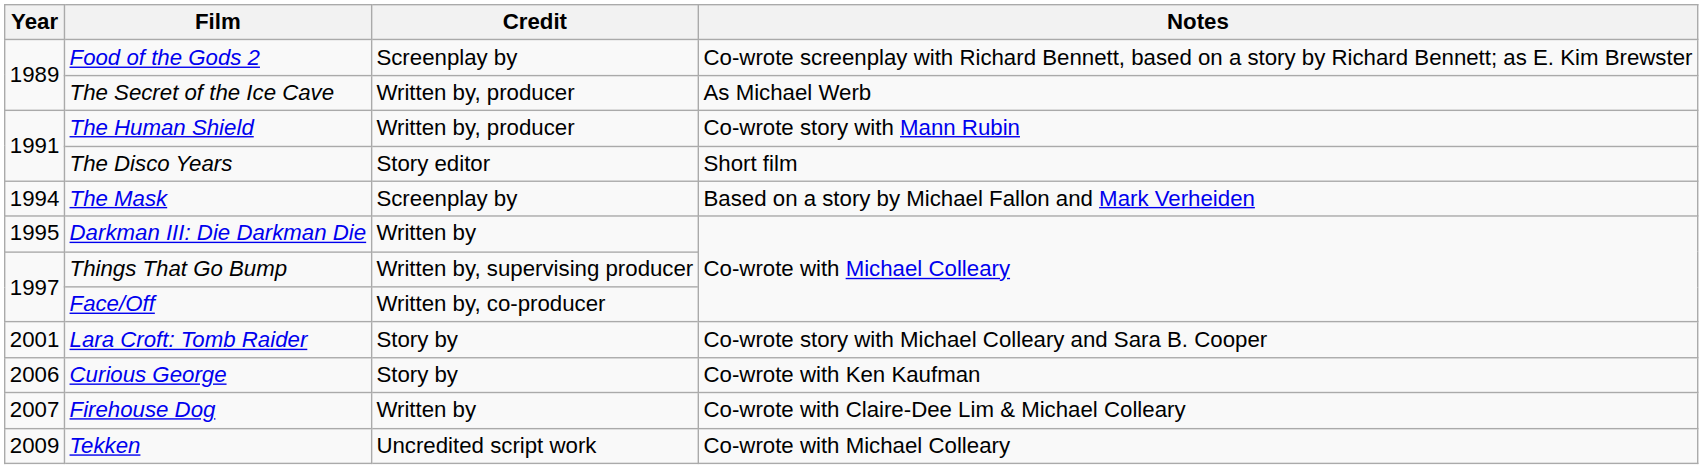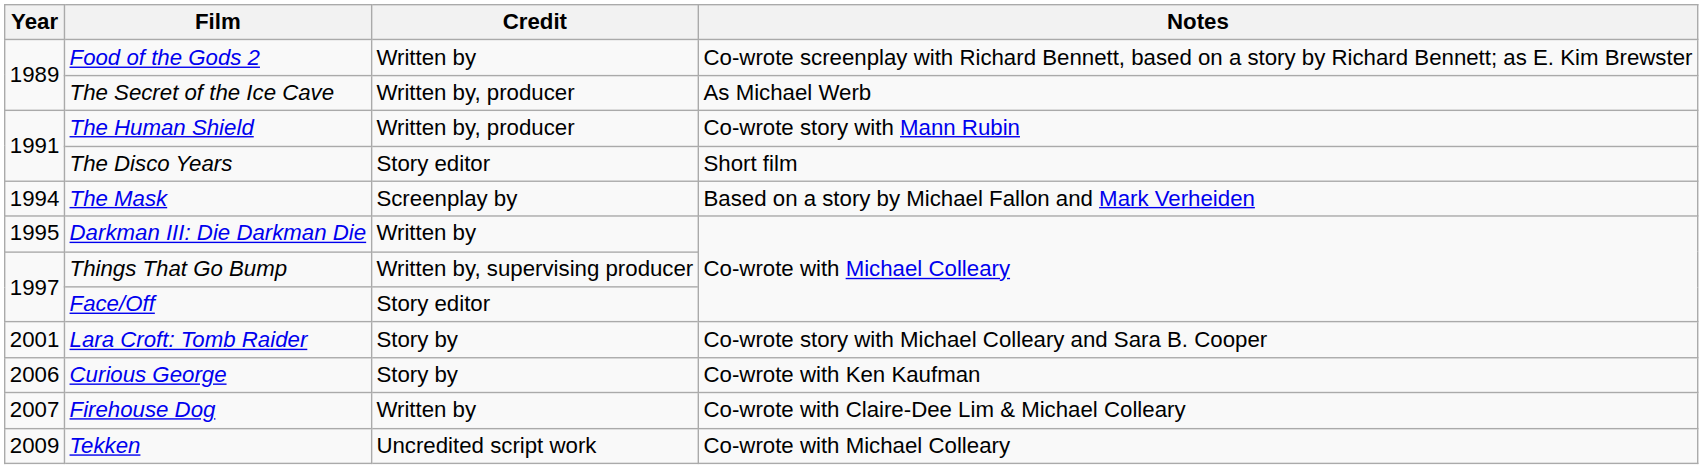(447, 57) Screenplay by -> (426, 57) Written by
(491, 304) Written by, co-producer -> (433, 304) Story editor
